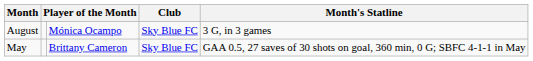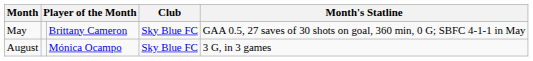rows swapped: (17, 47) <-> (23, 30)
